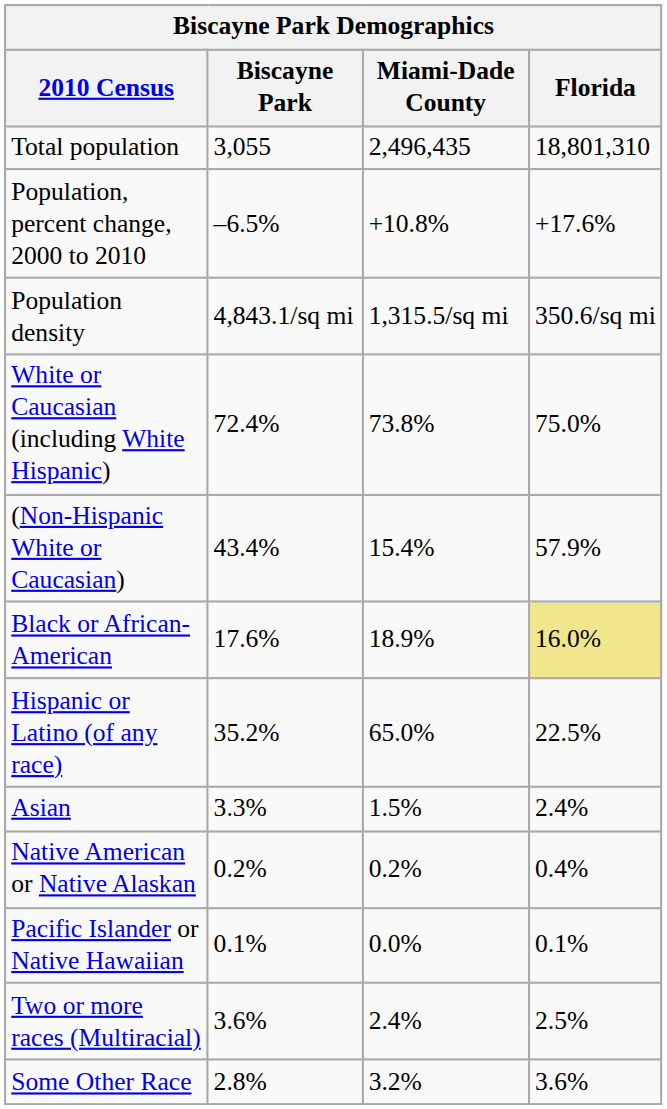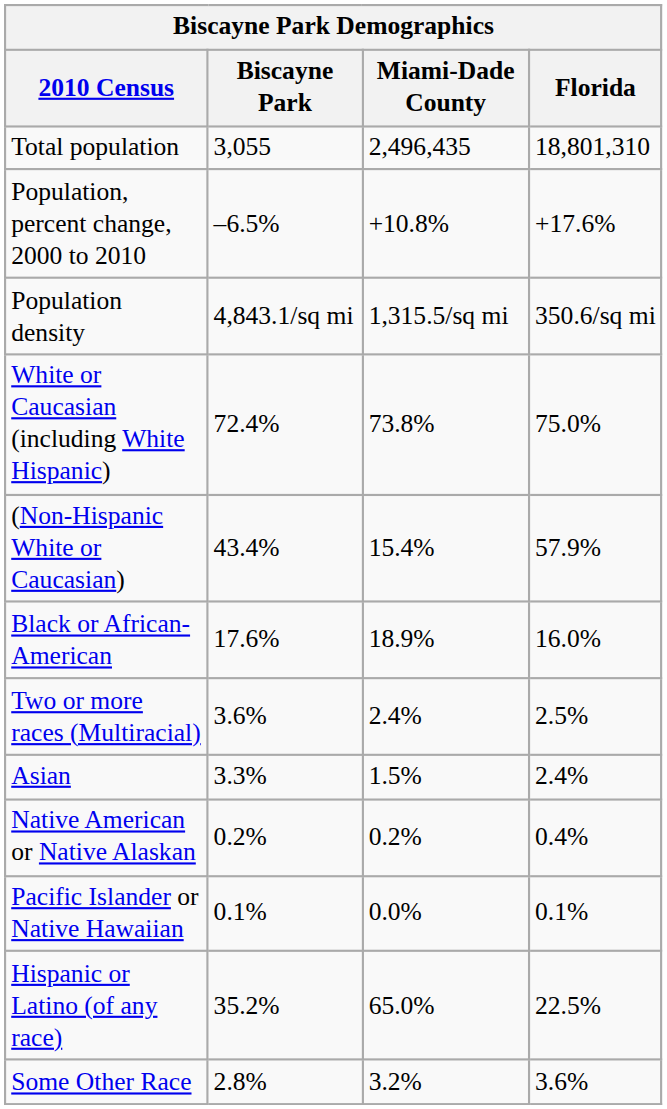(568, 640) khaki background -> (568, 640) no background
rows swapped: (84, 732) <-> (106, 1021)
